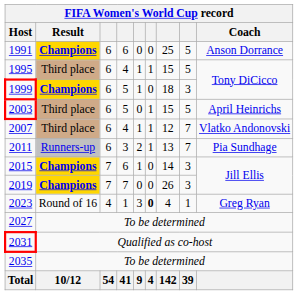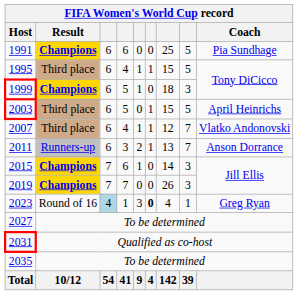(245, 50) Anson Dorrance -> (245, 50) Pia Sundhage
(245, 147) Pia Sundhage -> (245, 147) Anson Dorrance
(108, 203) no background -> (108, 203) lightblue background
